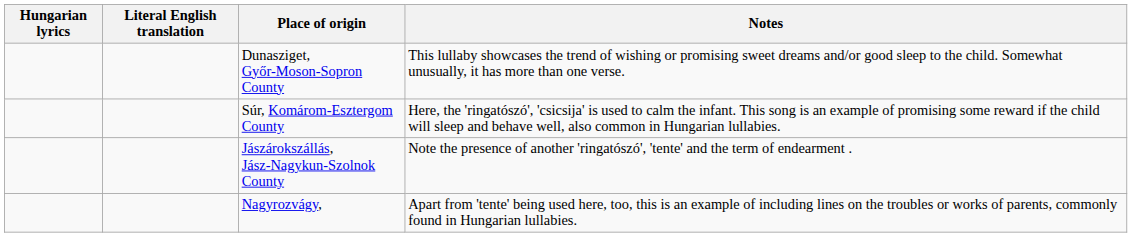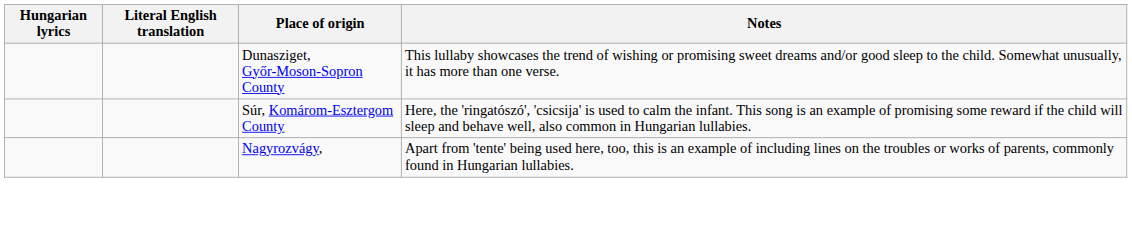- row: (308, 165)
